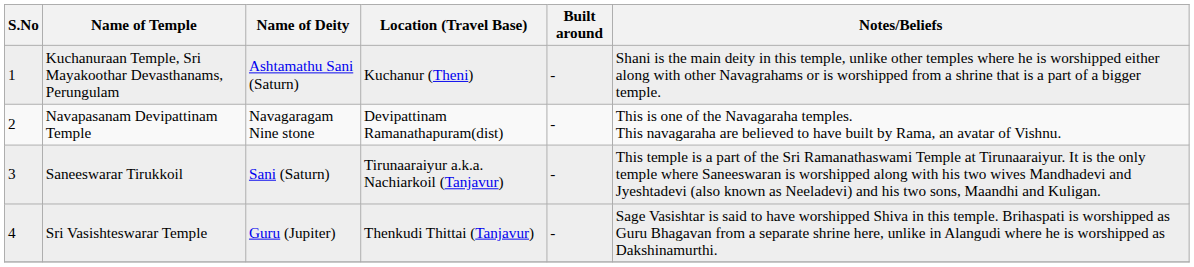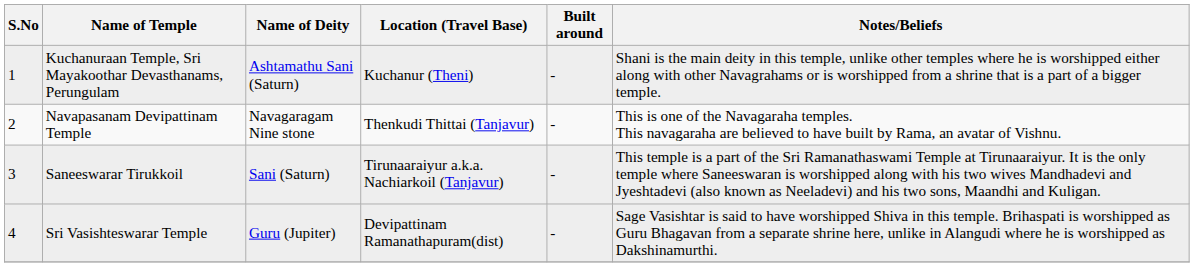(434, 124) Devipattinam Ramanathapuram(dist) -> (449, 124) Thenkudi Thittai (Tanjavur)
(449, 232) Thenkudi Thittai (Tanjavur) -> (434, 232) Devipattinam Ramanathapuram(dist)
